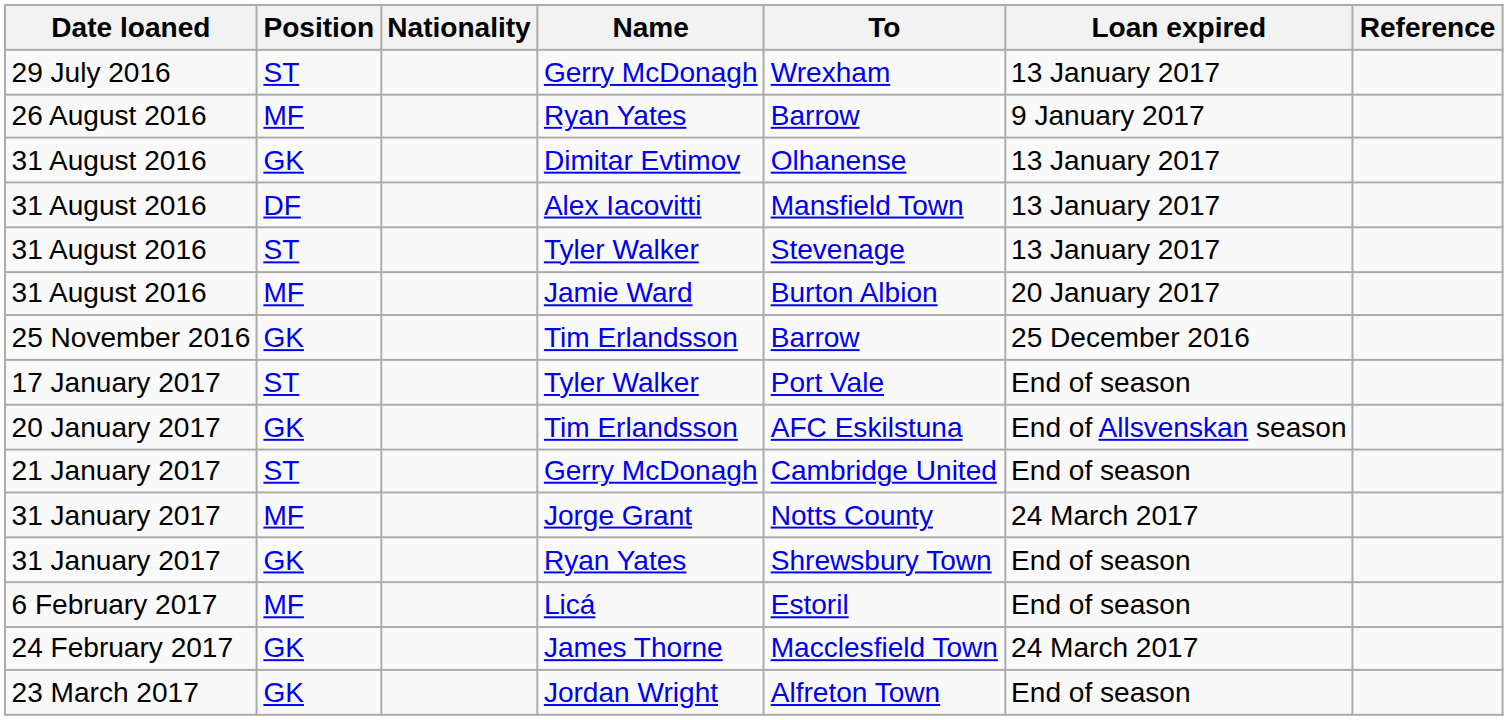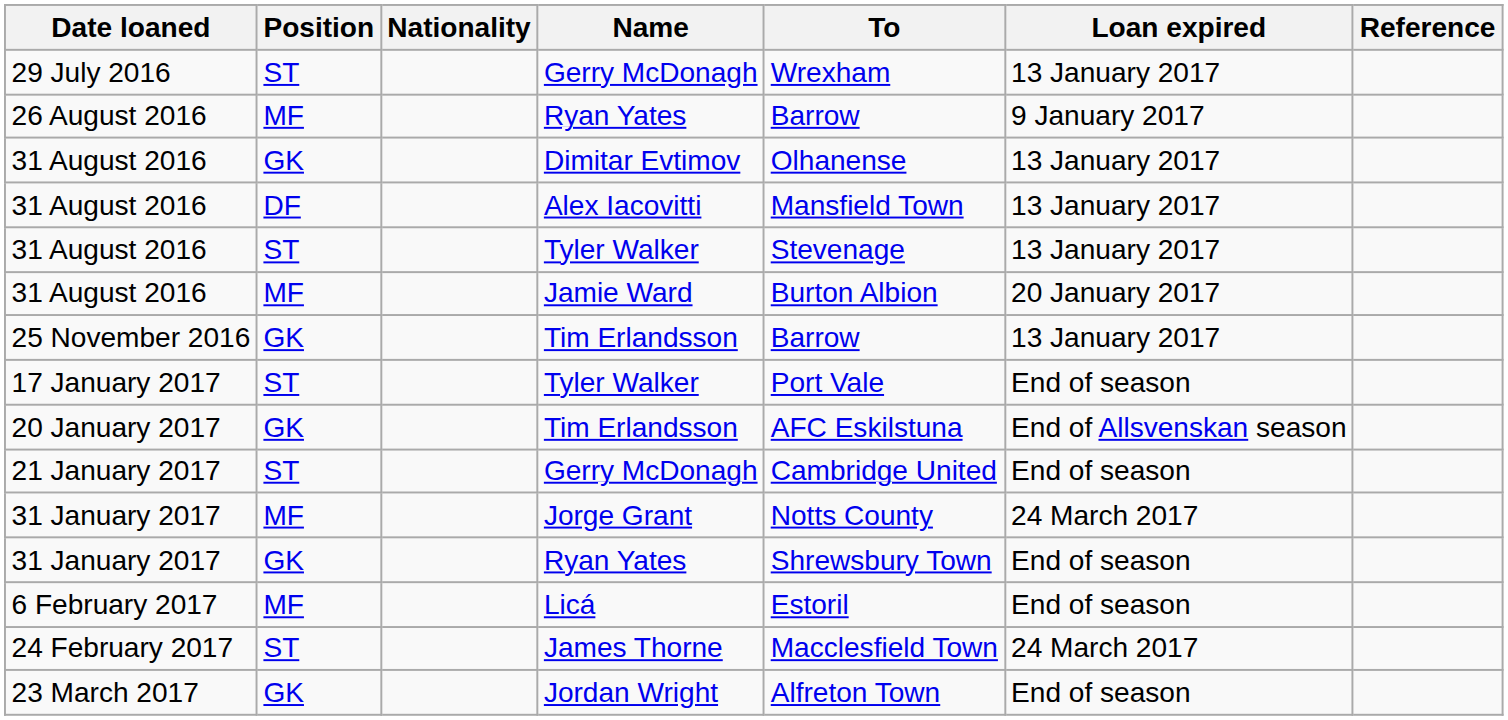(1130, 338) 25 December 2016 -> (1116, 338) 13 January 2017
(284, 649) GK -> (281, 649) ST
